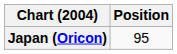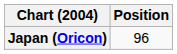(141, 37) 95 -> (141, 37) 96
